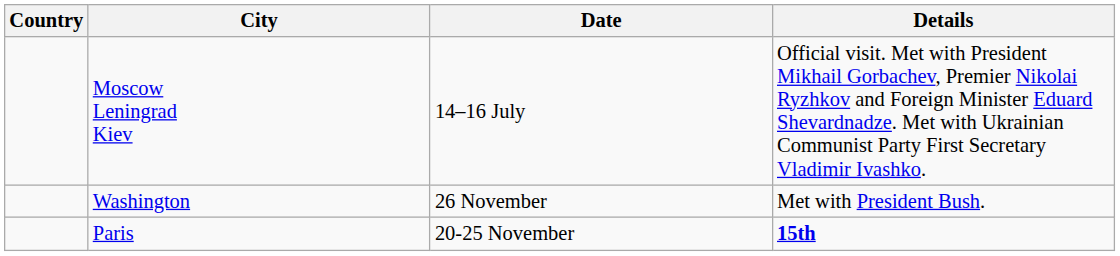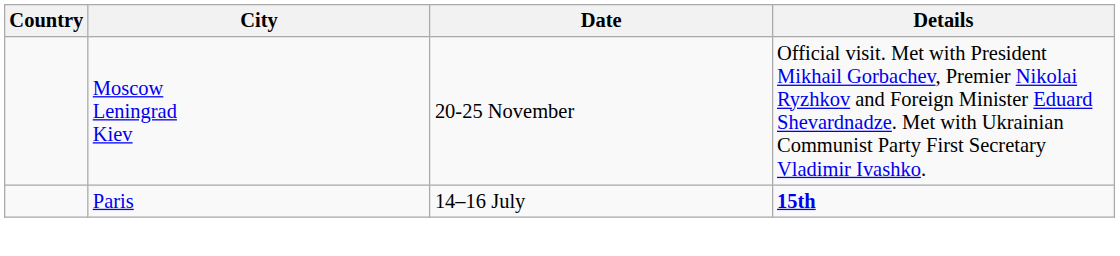(480, 110) 14–16 July -> (505, 110) 20-25 November
- row: (141, 200)
(505, 233) 20-25 November -> (480, 200) 14–16 July
